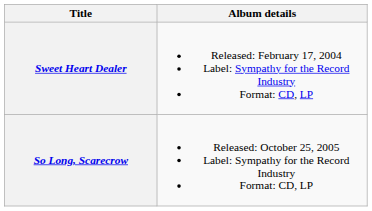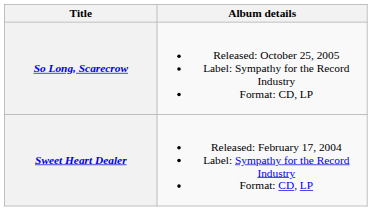rows swapped: (81, 68) <-> (81, 160)
